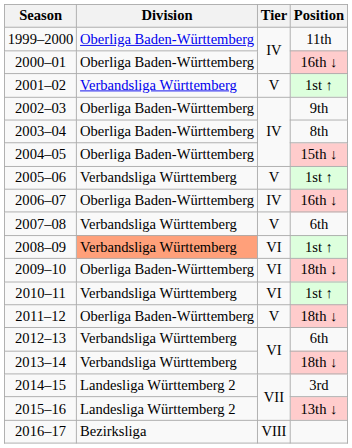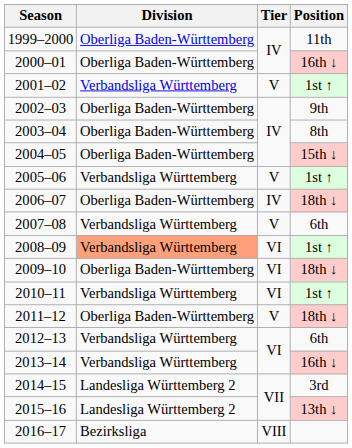(319, 200) 16th ↓ -> (319, 200) 18th ↓
(319, 362) 18th ↓ -> (319, 362) 16th ↓
